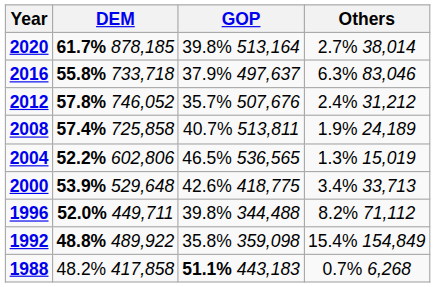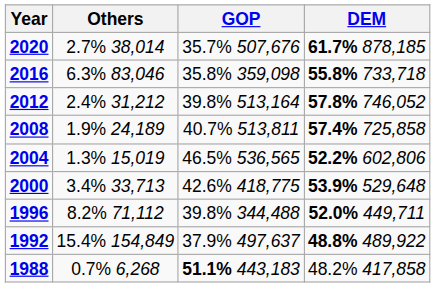columns swapped: (115, 19) <-> (367, 19)
(241, 47) 39.8% 513,164 -> (241, 47) 35.7% 507,676
(241, 74) 37.9% 497,637 -> (241, 74) 35.8% 359,098
(241, 102) 35.7% 507,676 -> (241, 102) 39.8% 513,164
(241, 240) 35.8% 359,098 -> (241, 240) 37.9% 497,637
